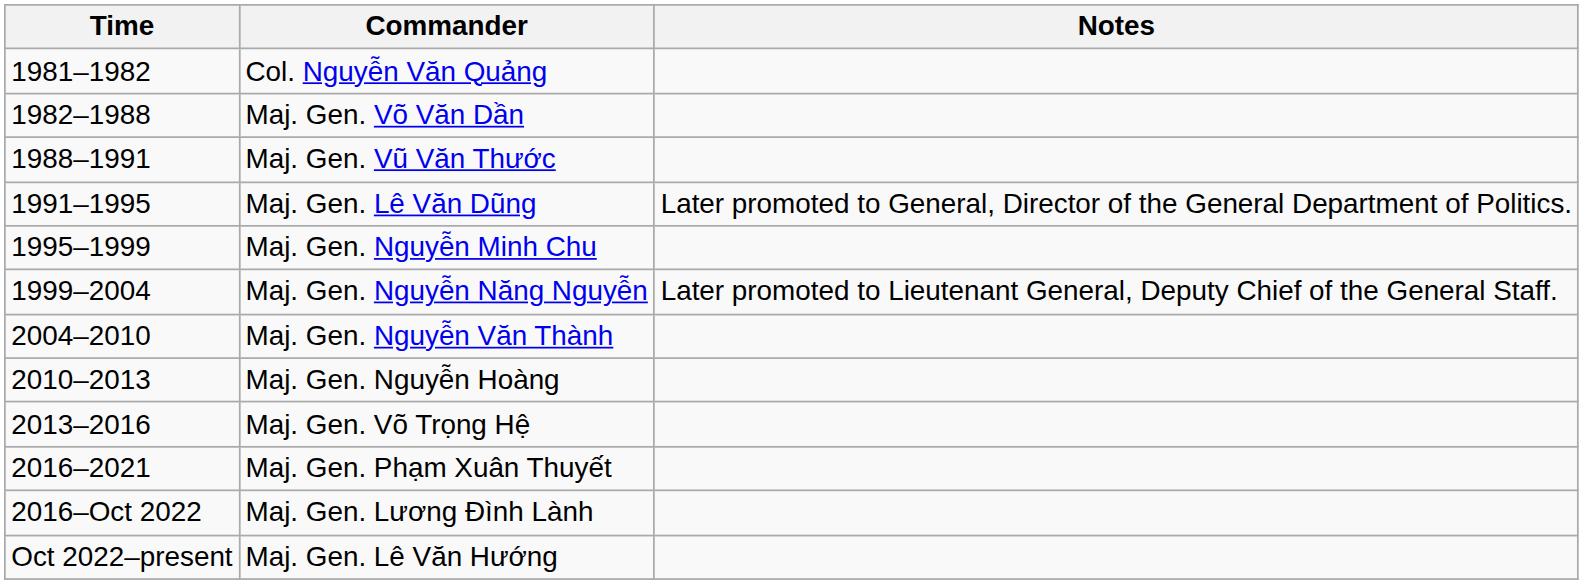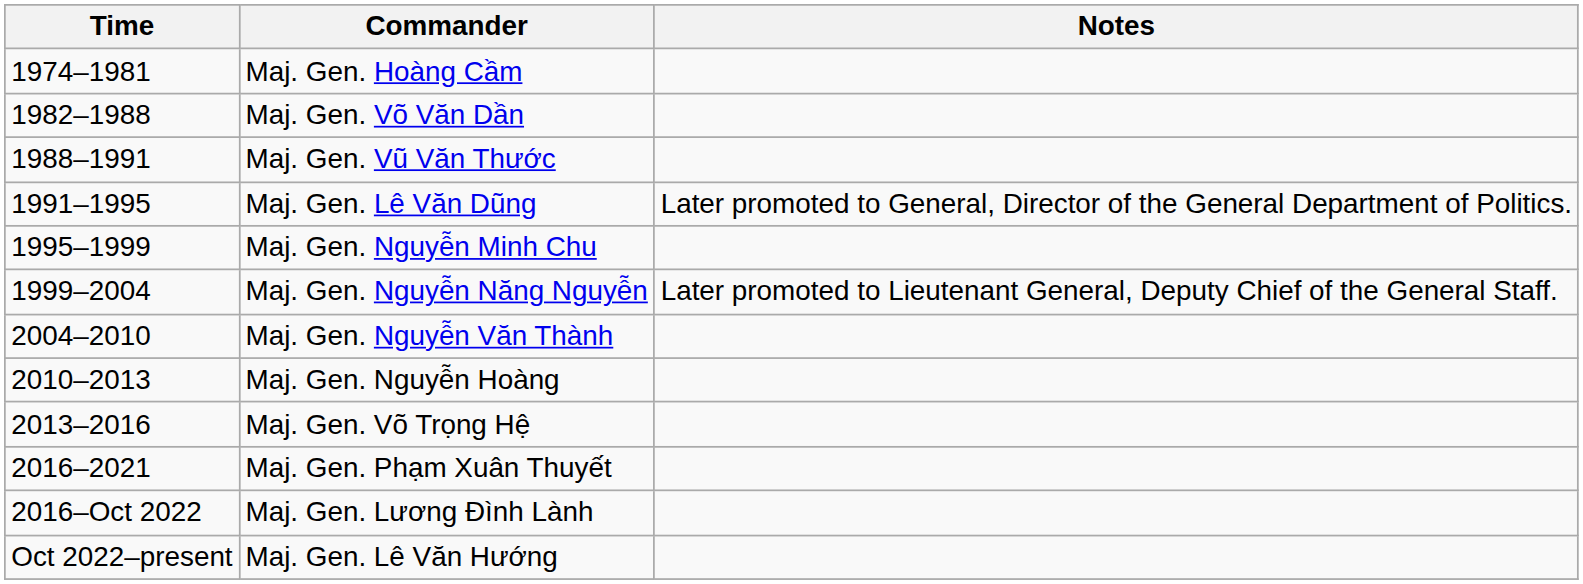+ row: (384, 70)
- row: (396, 70)
